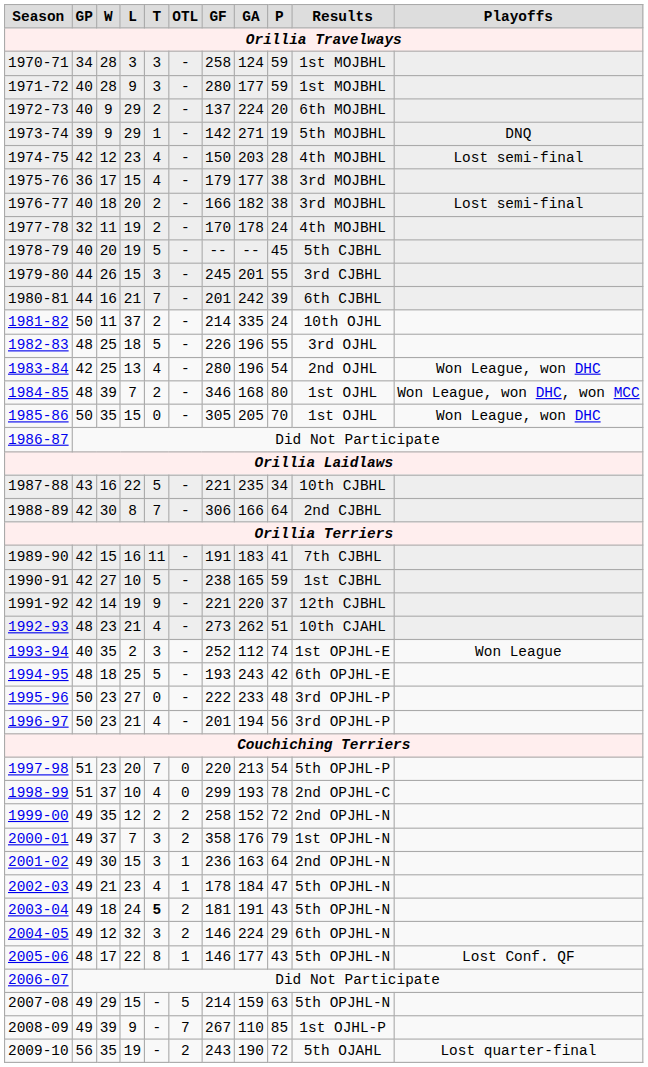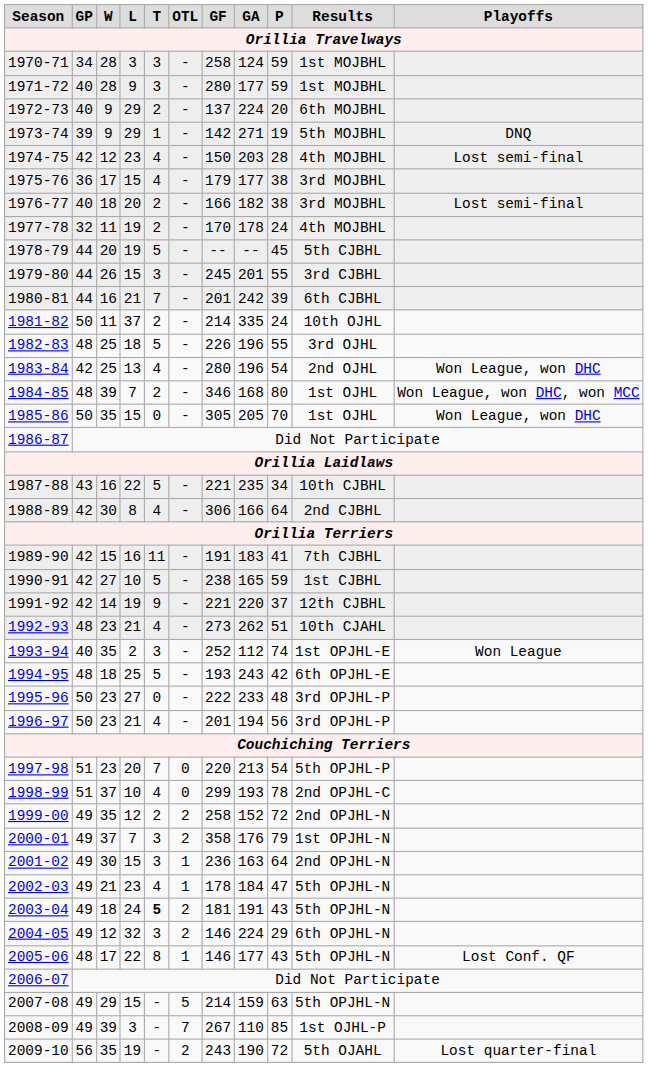(84, 251) 40 -> (84, 251) 44
(157, 510) 7 -> (157, 510) 4
(133, 1028) 9 -> (133, 1028) 3
